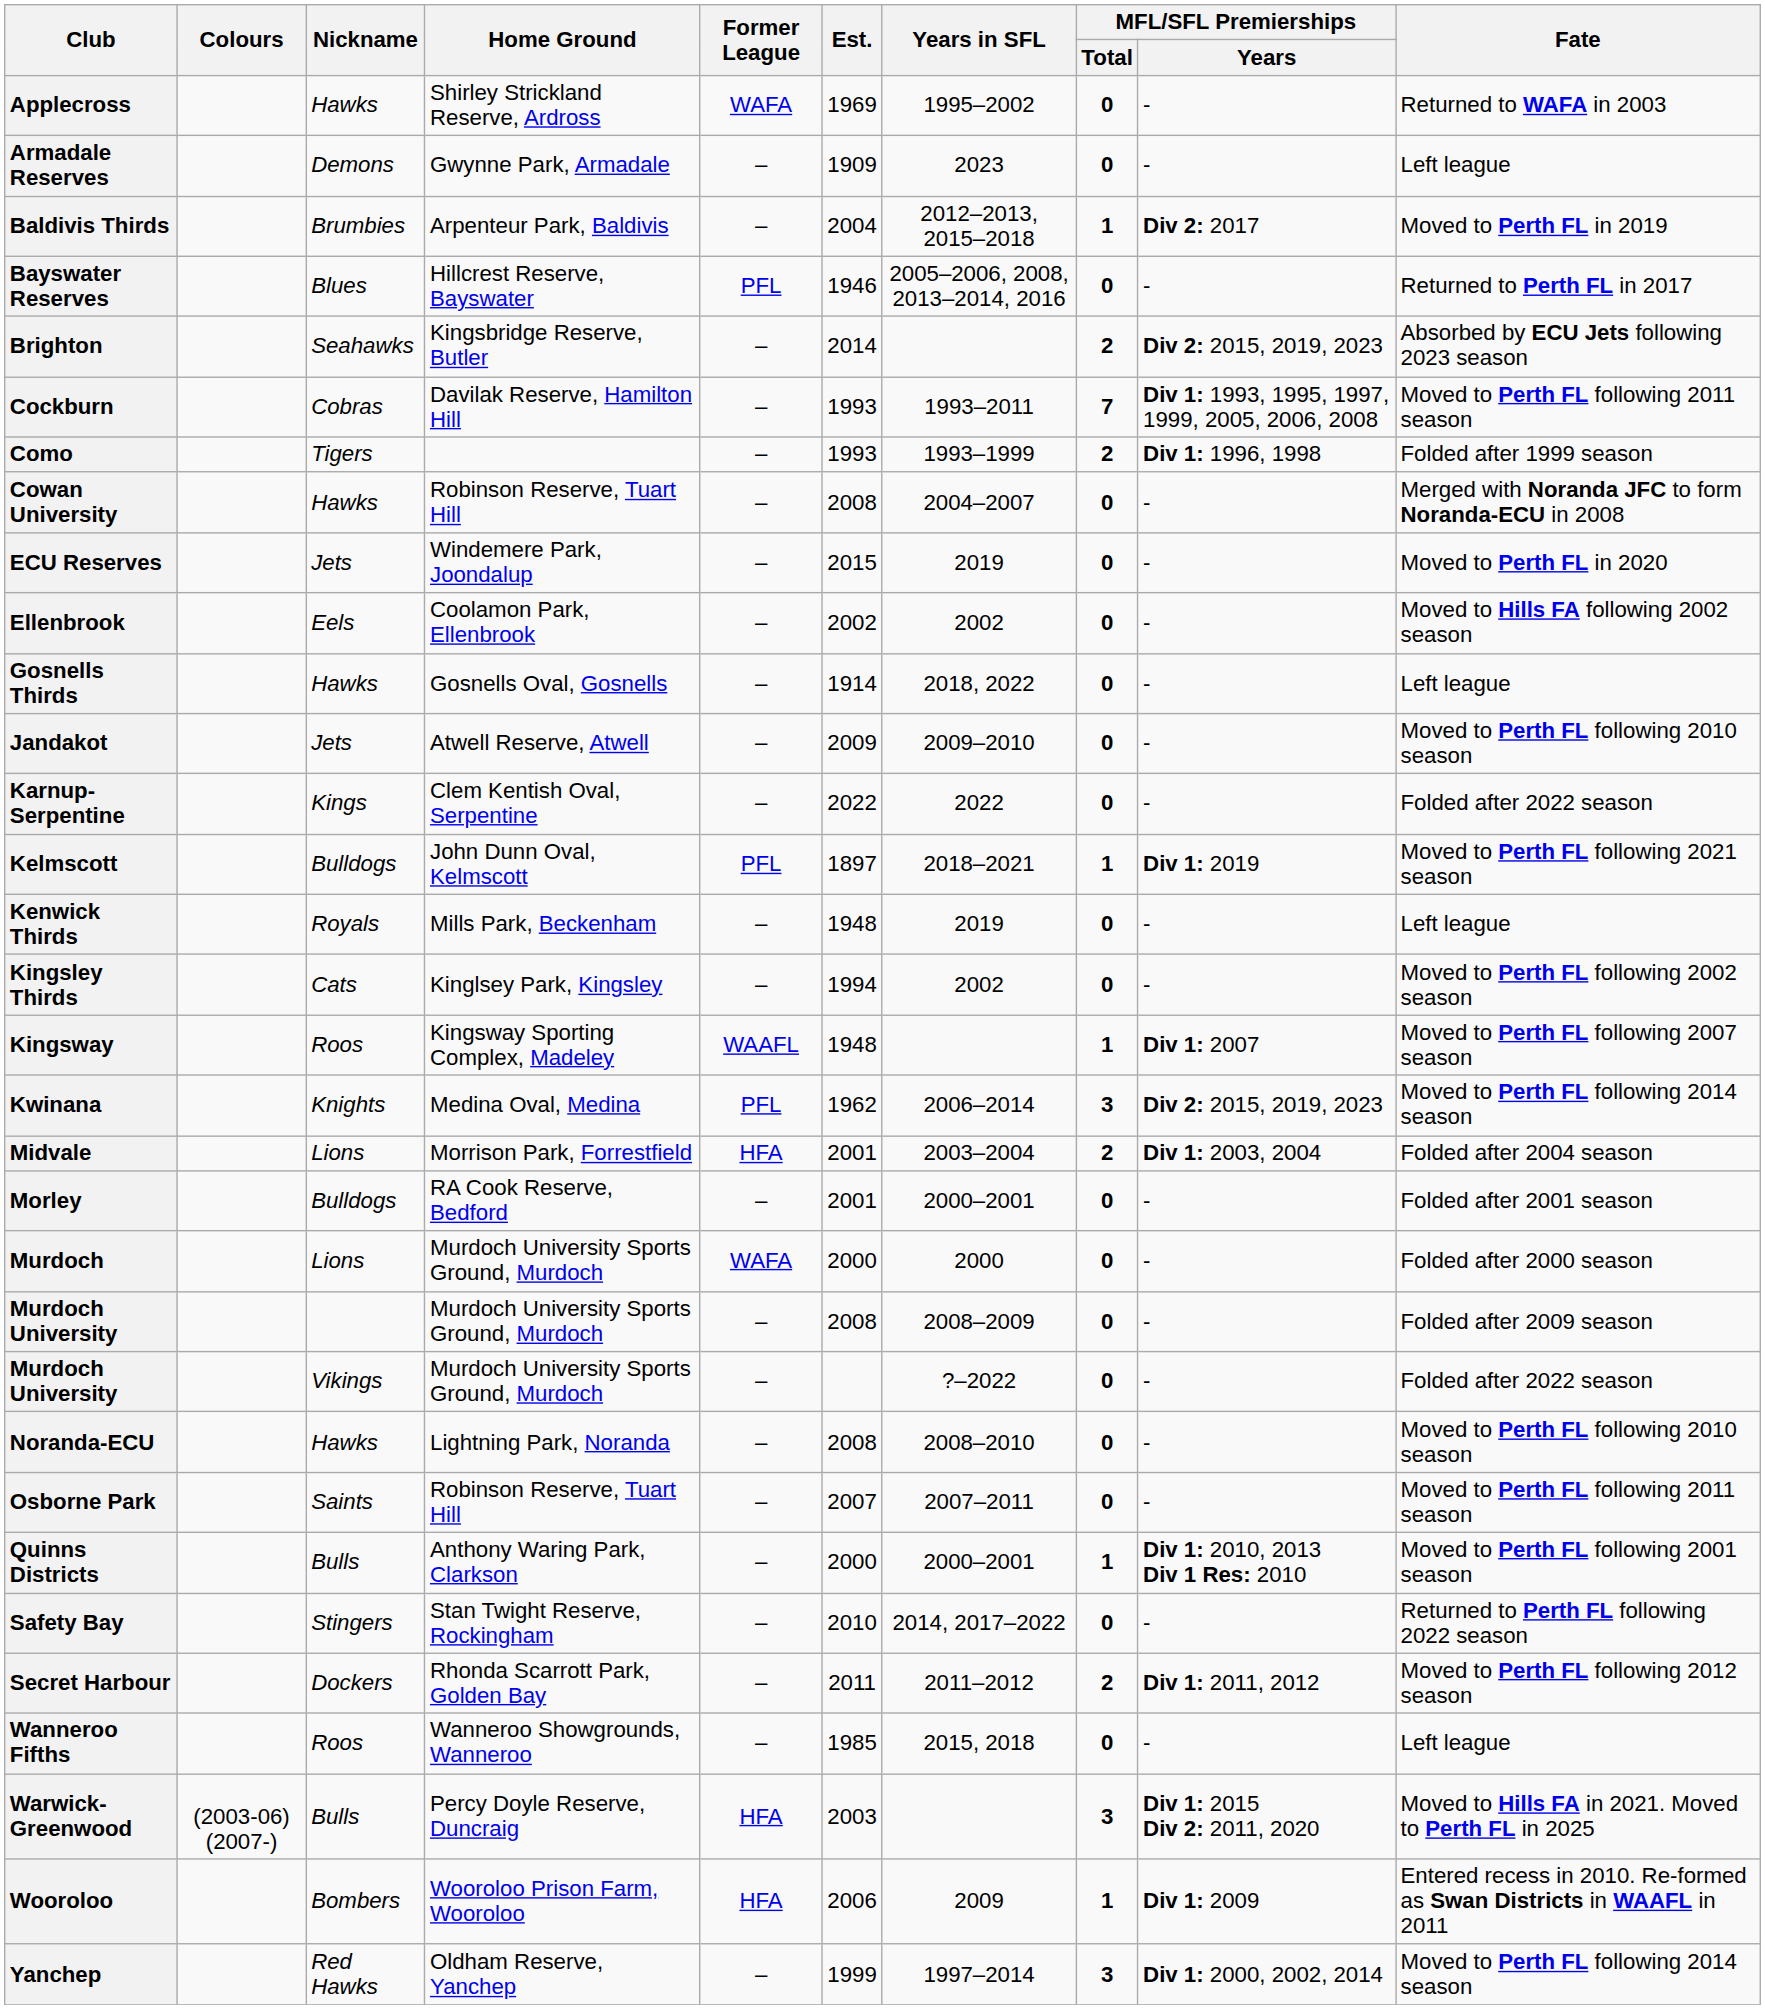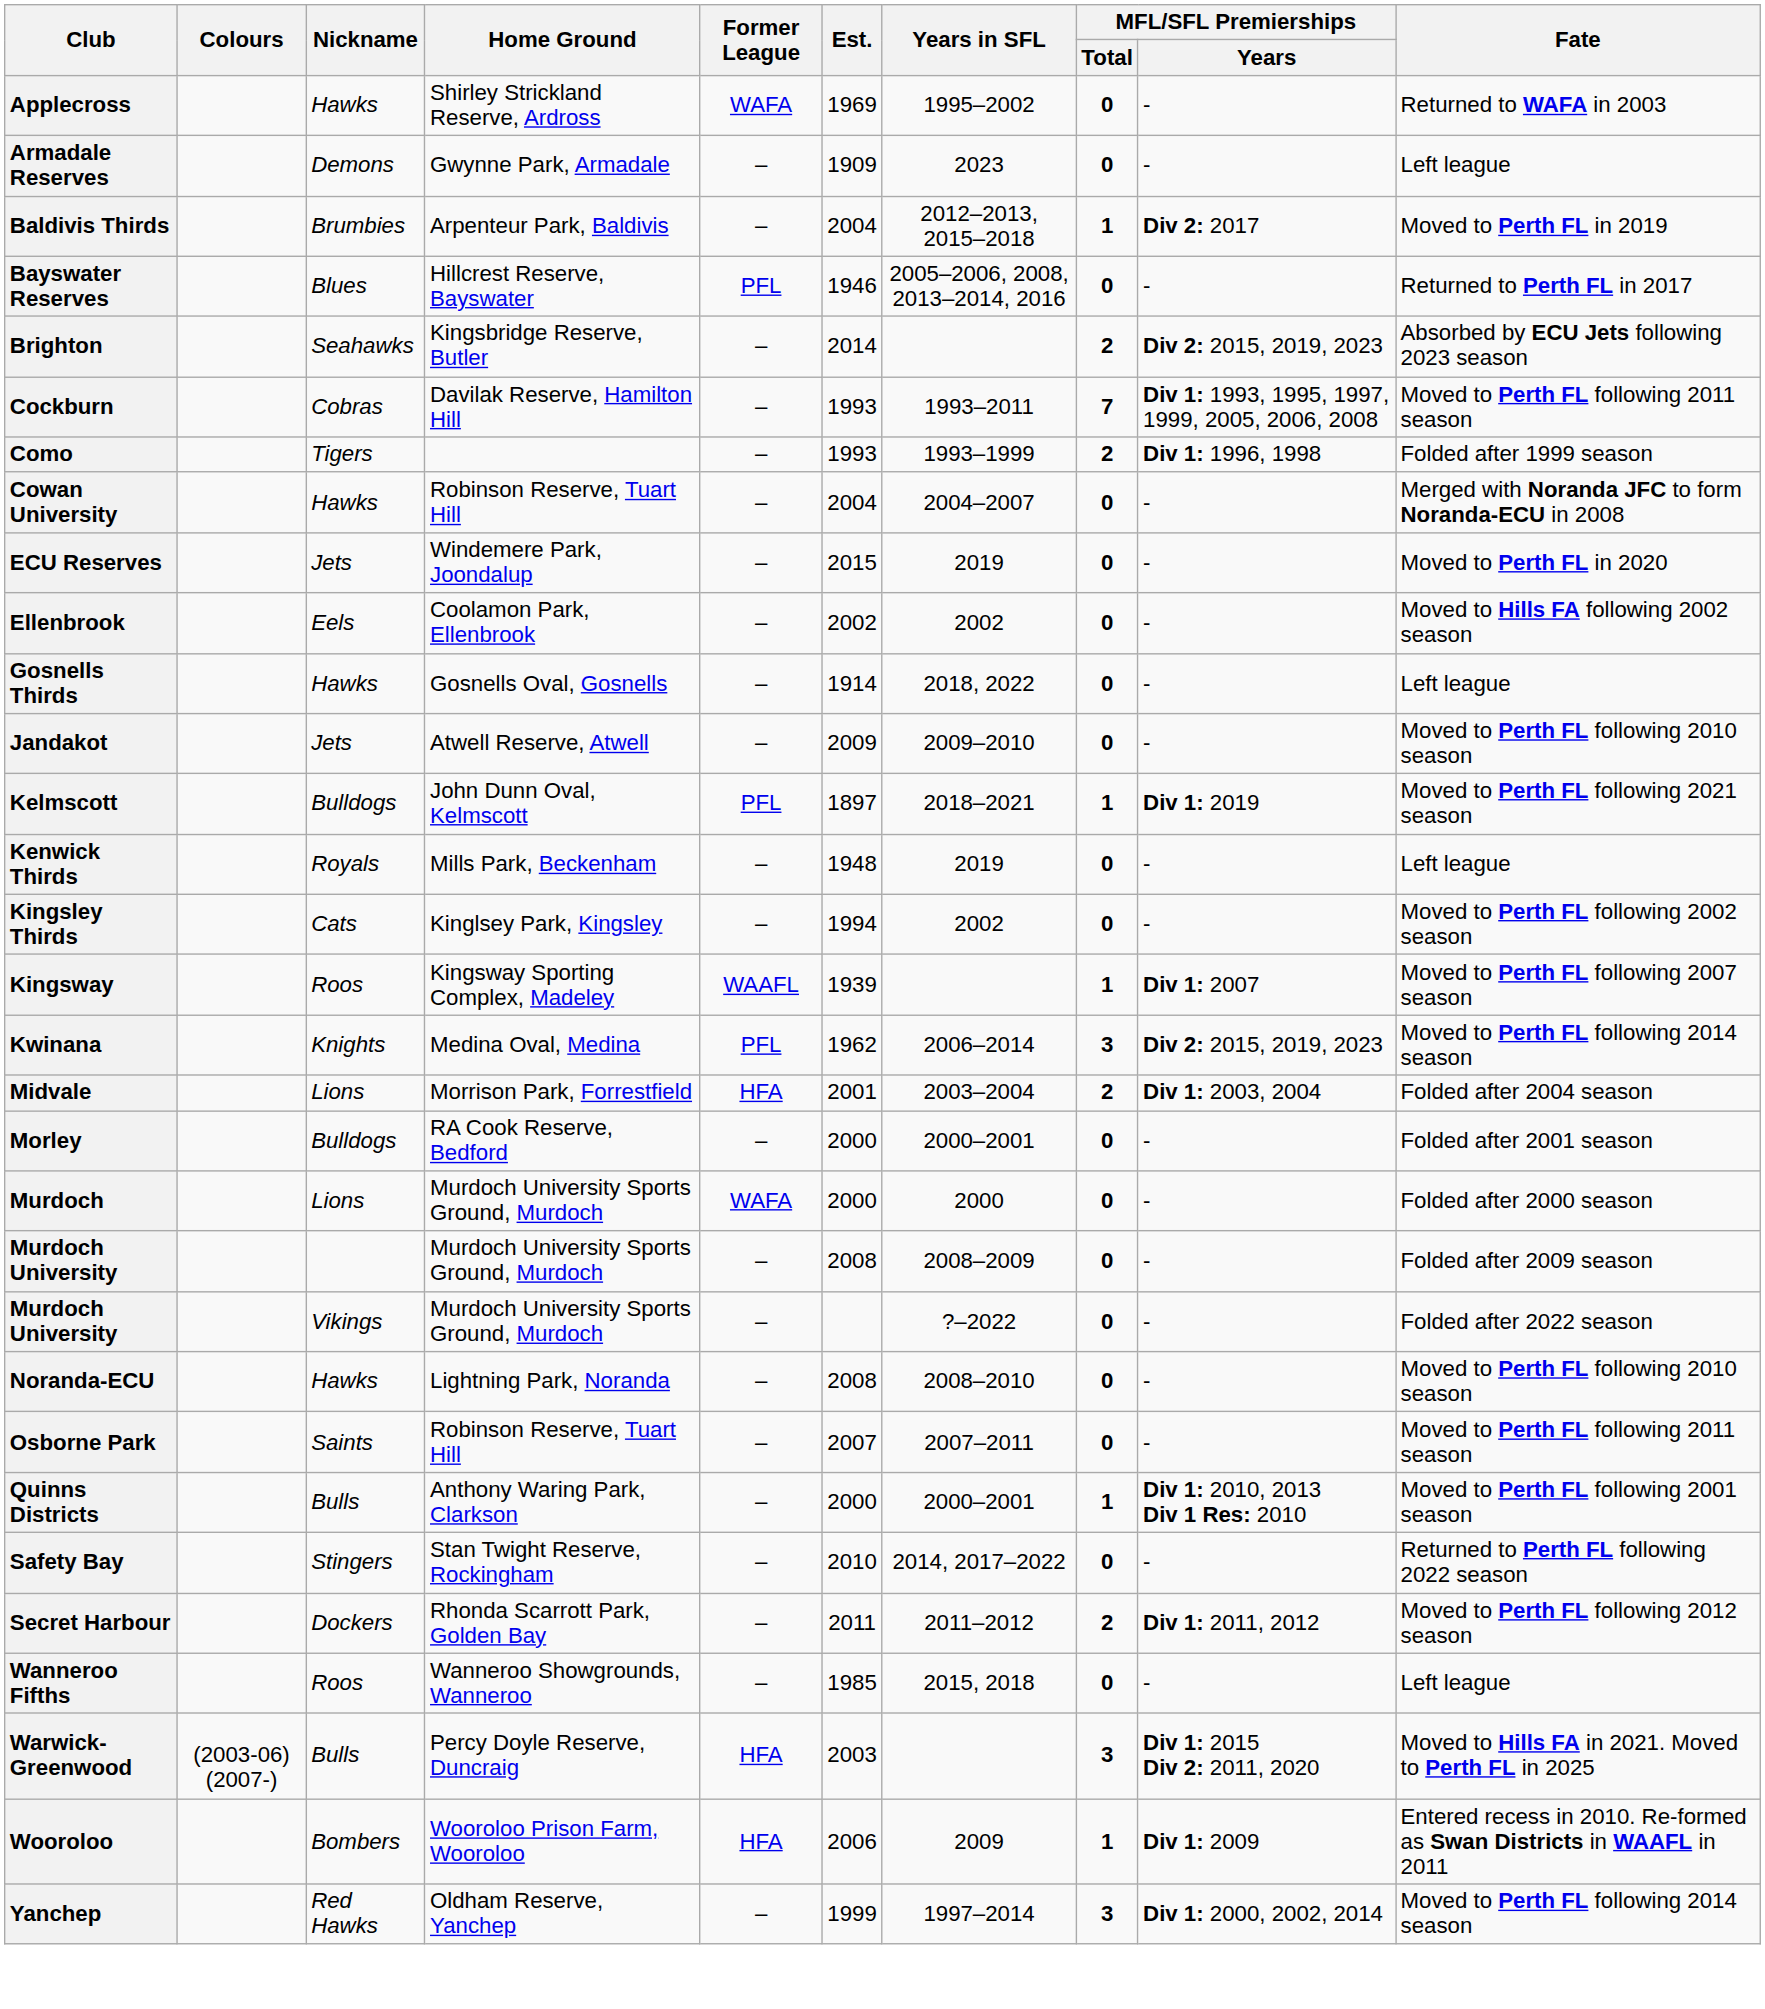(852, 502) 2008 -> (852, 502) 2004
- row: (67, 803)
(852, 1044) 1948 -> (852, 984) 1939
(852, 1200) 2001 -> (852, 1140) 2000
